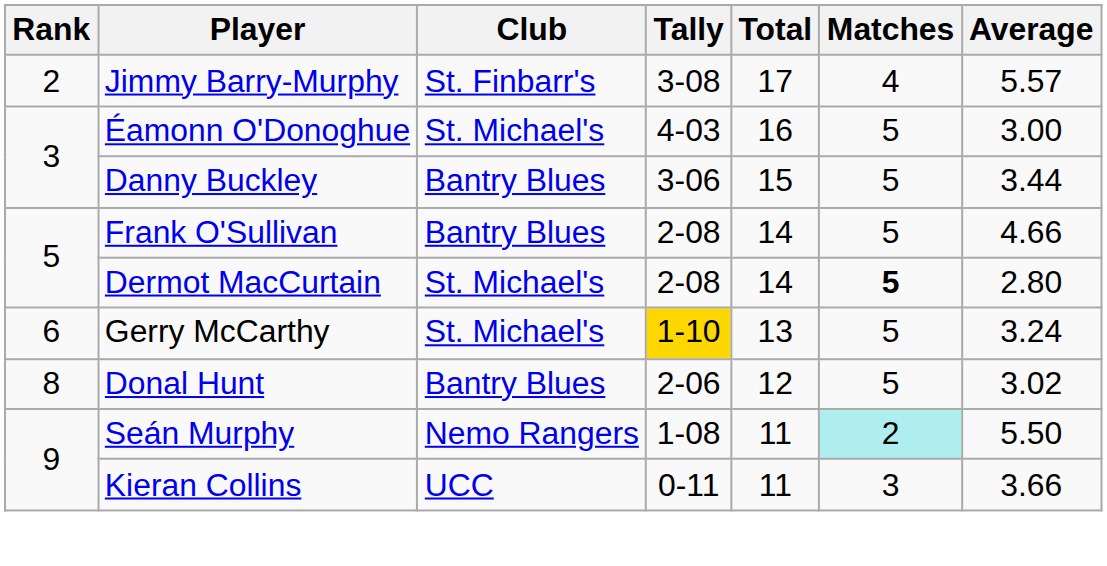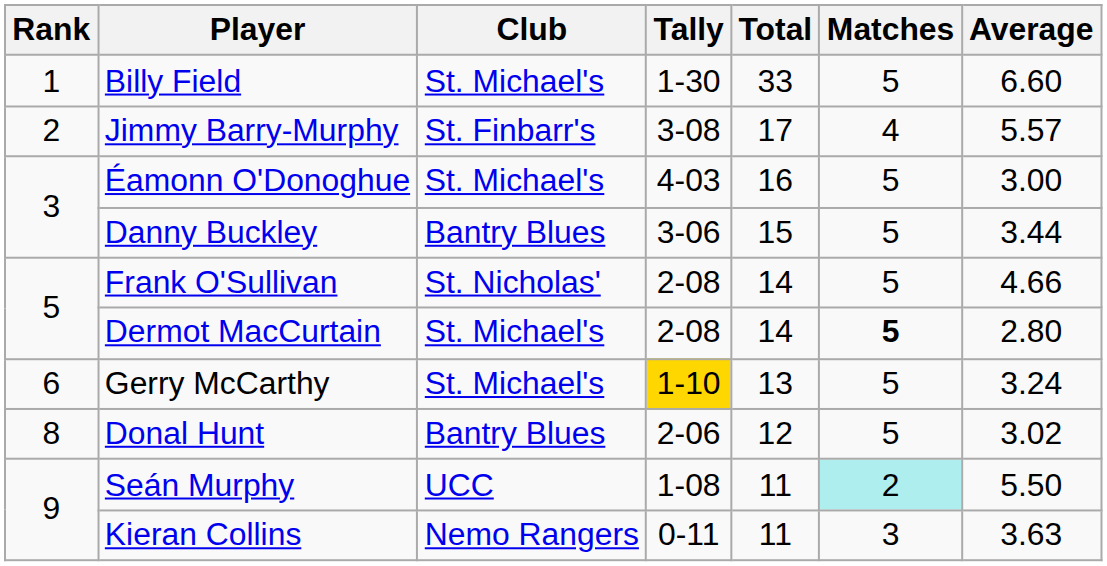+ row: (173, 80)
(515, 231) Bantry Blues -> (513, 282) St. Nicholas'
(532, 433) Nemo Rangers -> (459, 484) UCC
(459, 484) UCC -> (532, 534) Nemo Rangers
(1031, 484) 3.66 -> (1031, 534) 3.63
